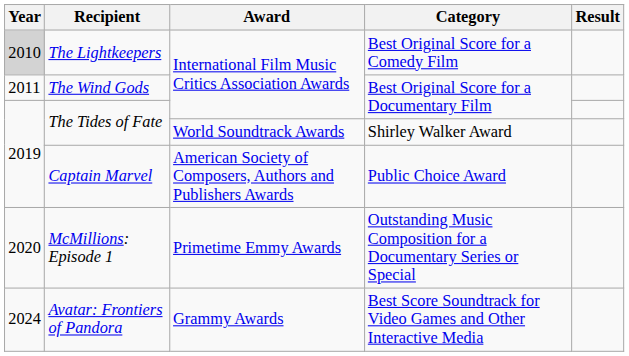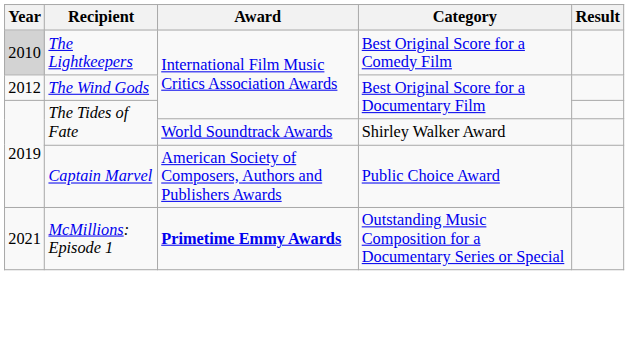(24, 87) 2011 -> (25, 87) 2012
(25, 247) 2020 -> (25, 238) 2021
(257, 247) normal -> (251, 238) bold
- row: (105, 319)
